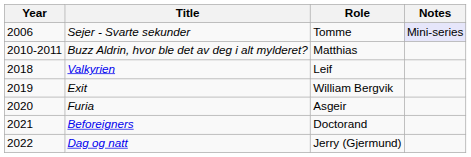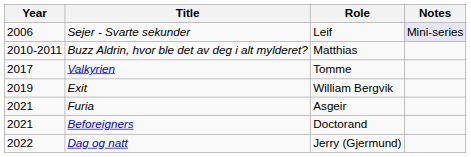(332, 32) Tomme -> (323, 32) Leif
(20, 69) 2018 -> (20, 69) 2017
(323, 69) Leif -> (332, 69) Tomme
(20, 106) 2020 -> (20, 106) 2021
